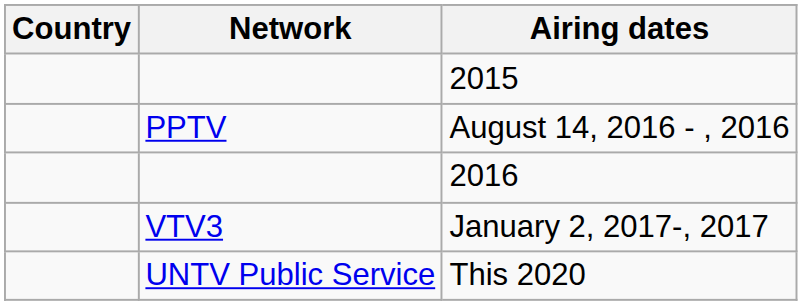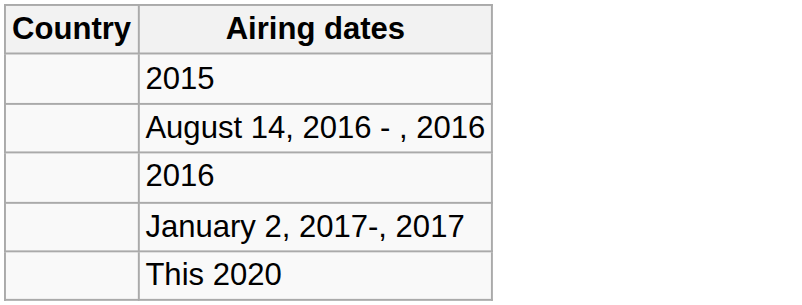- column: (290, 29)
